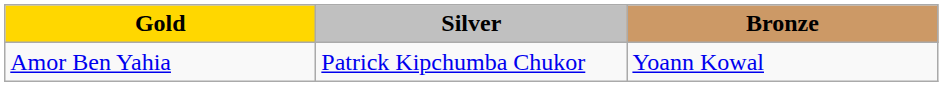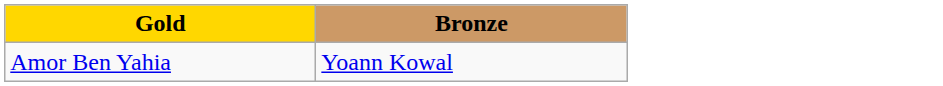- column: (471, 23)
